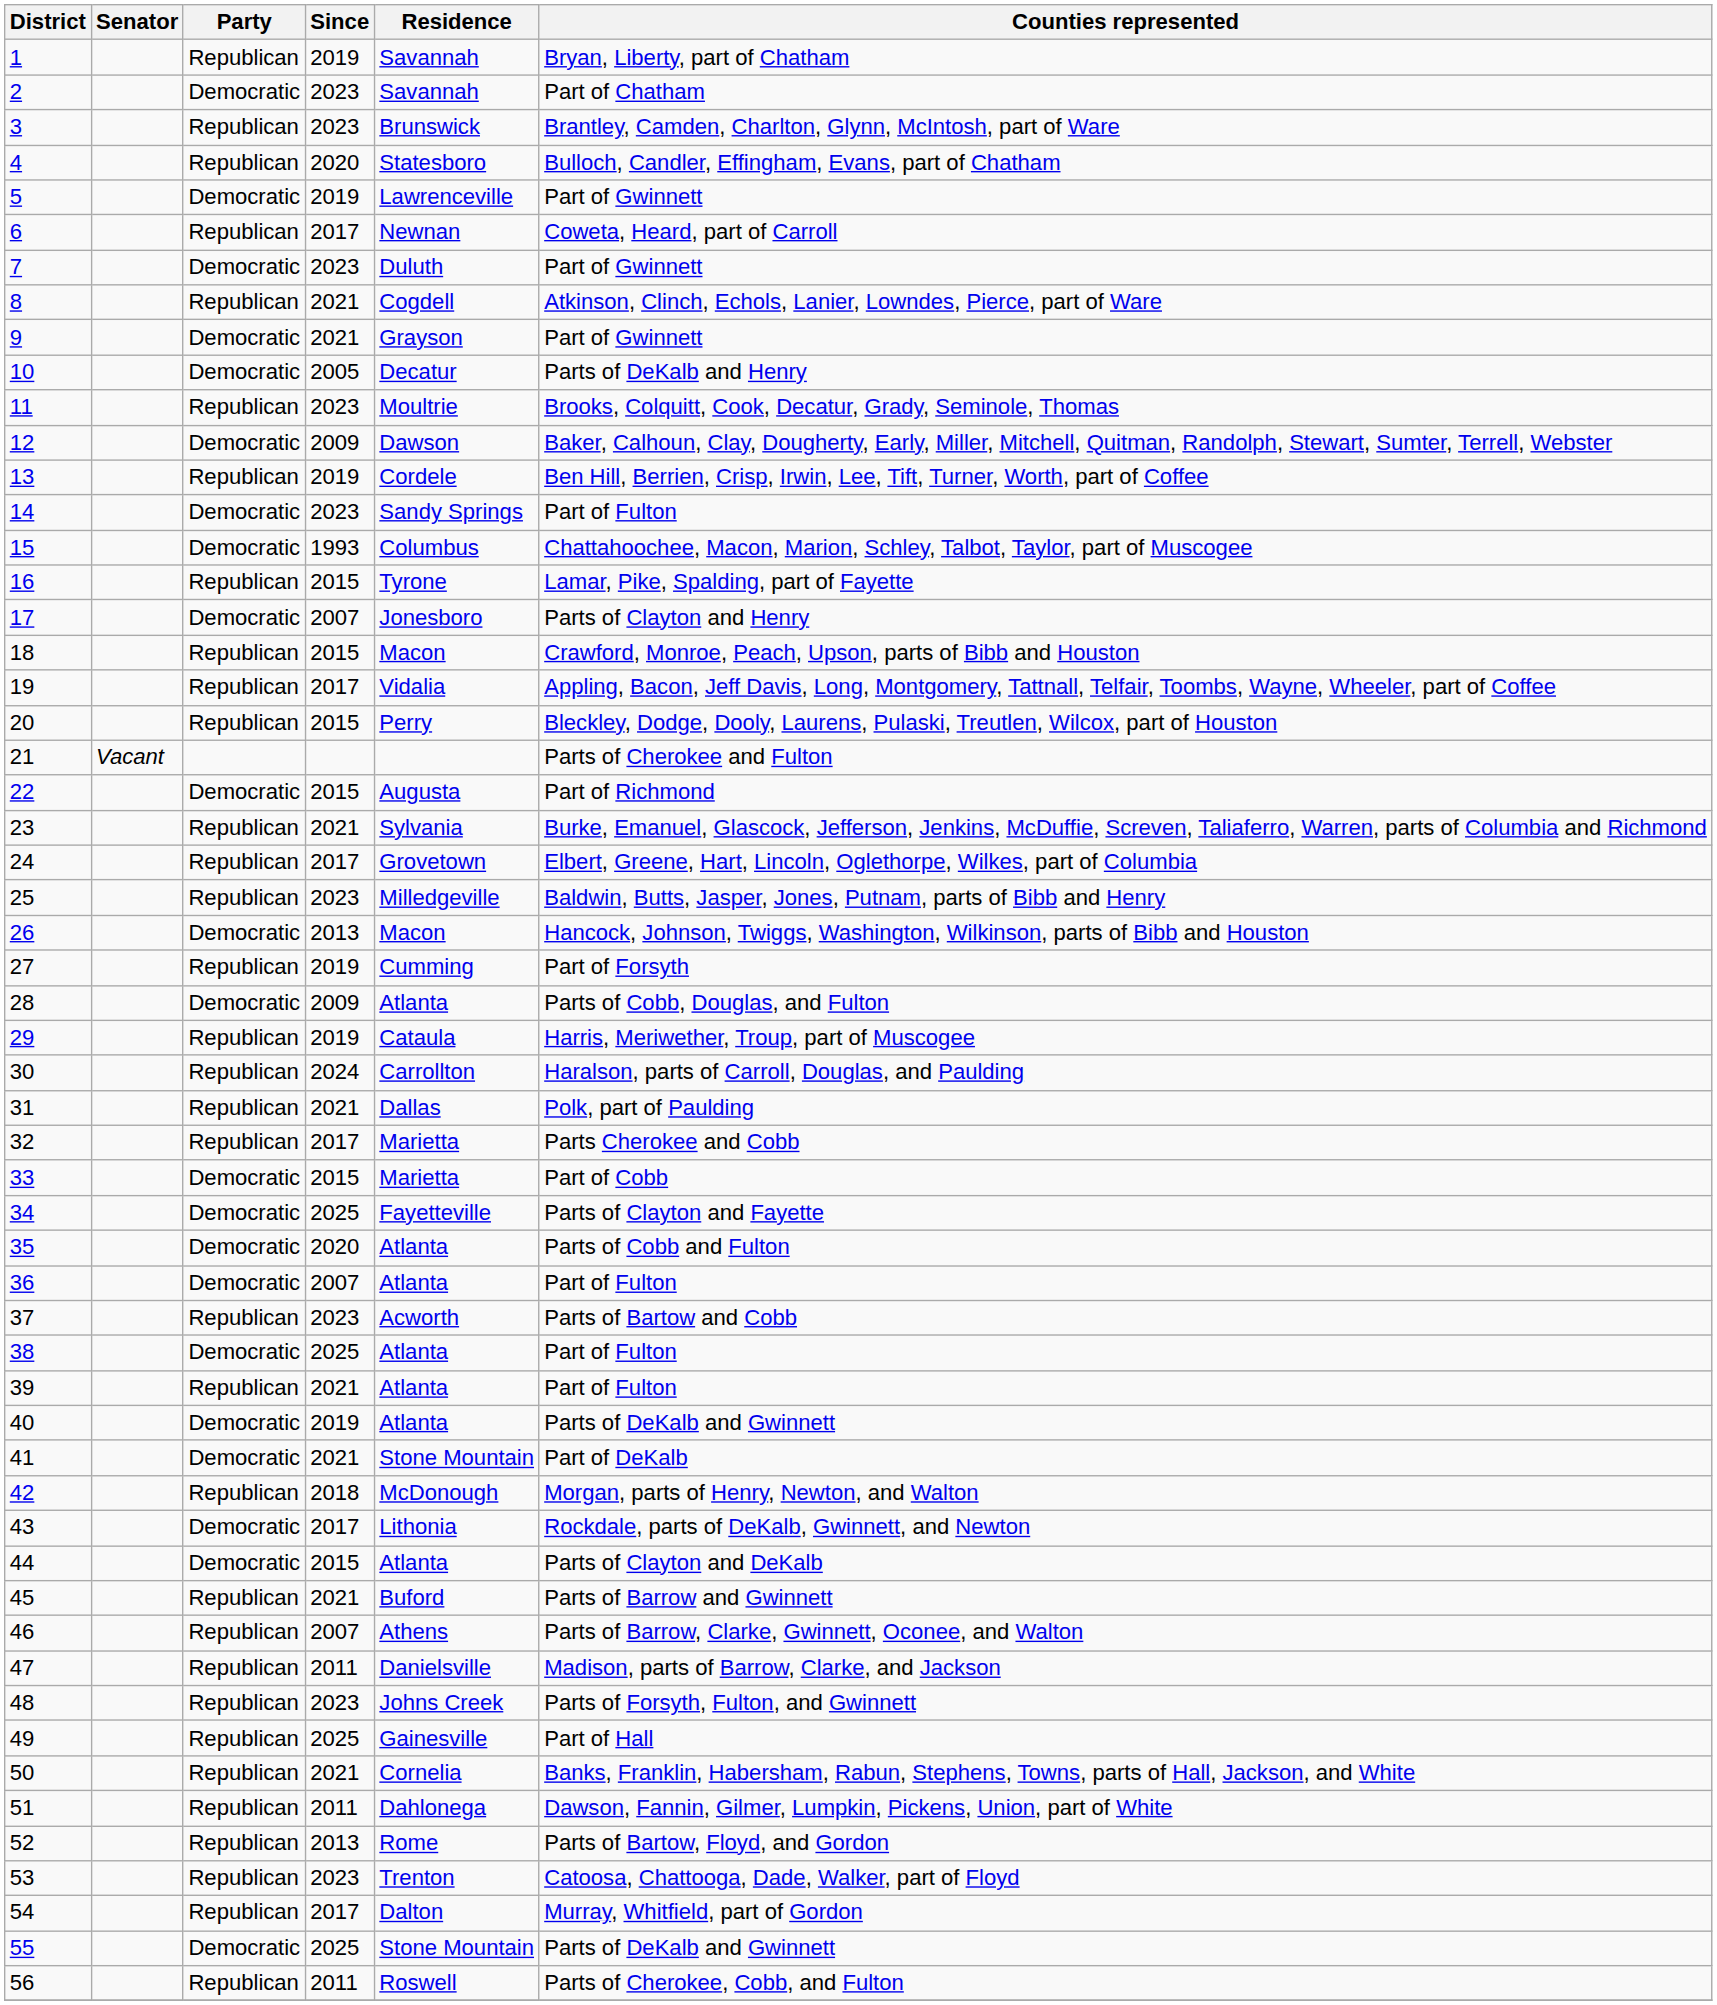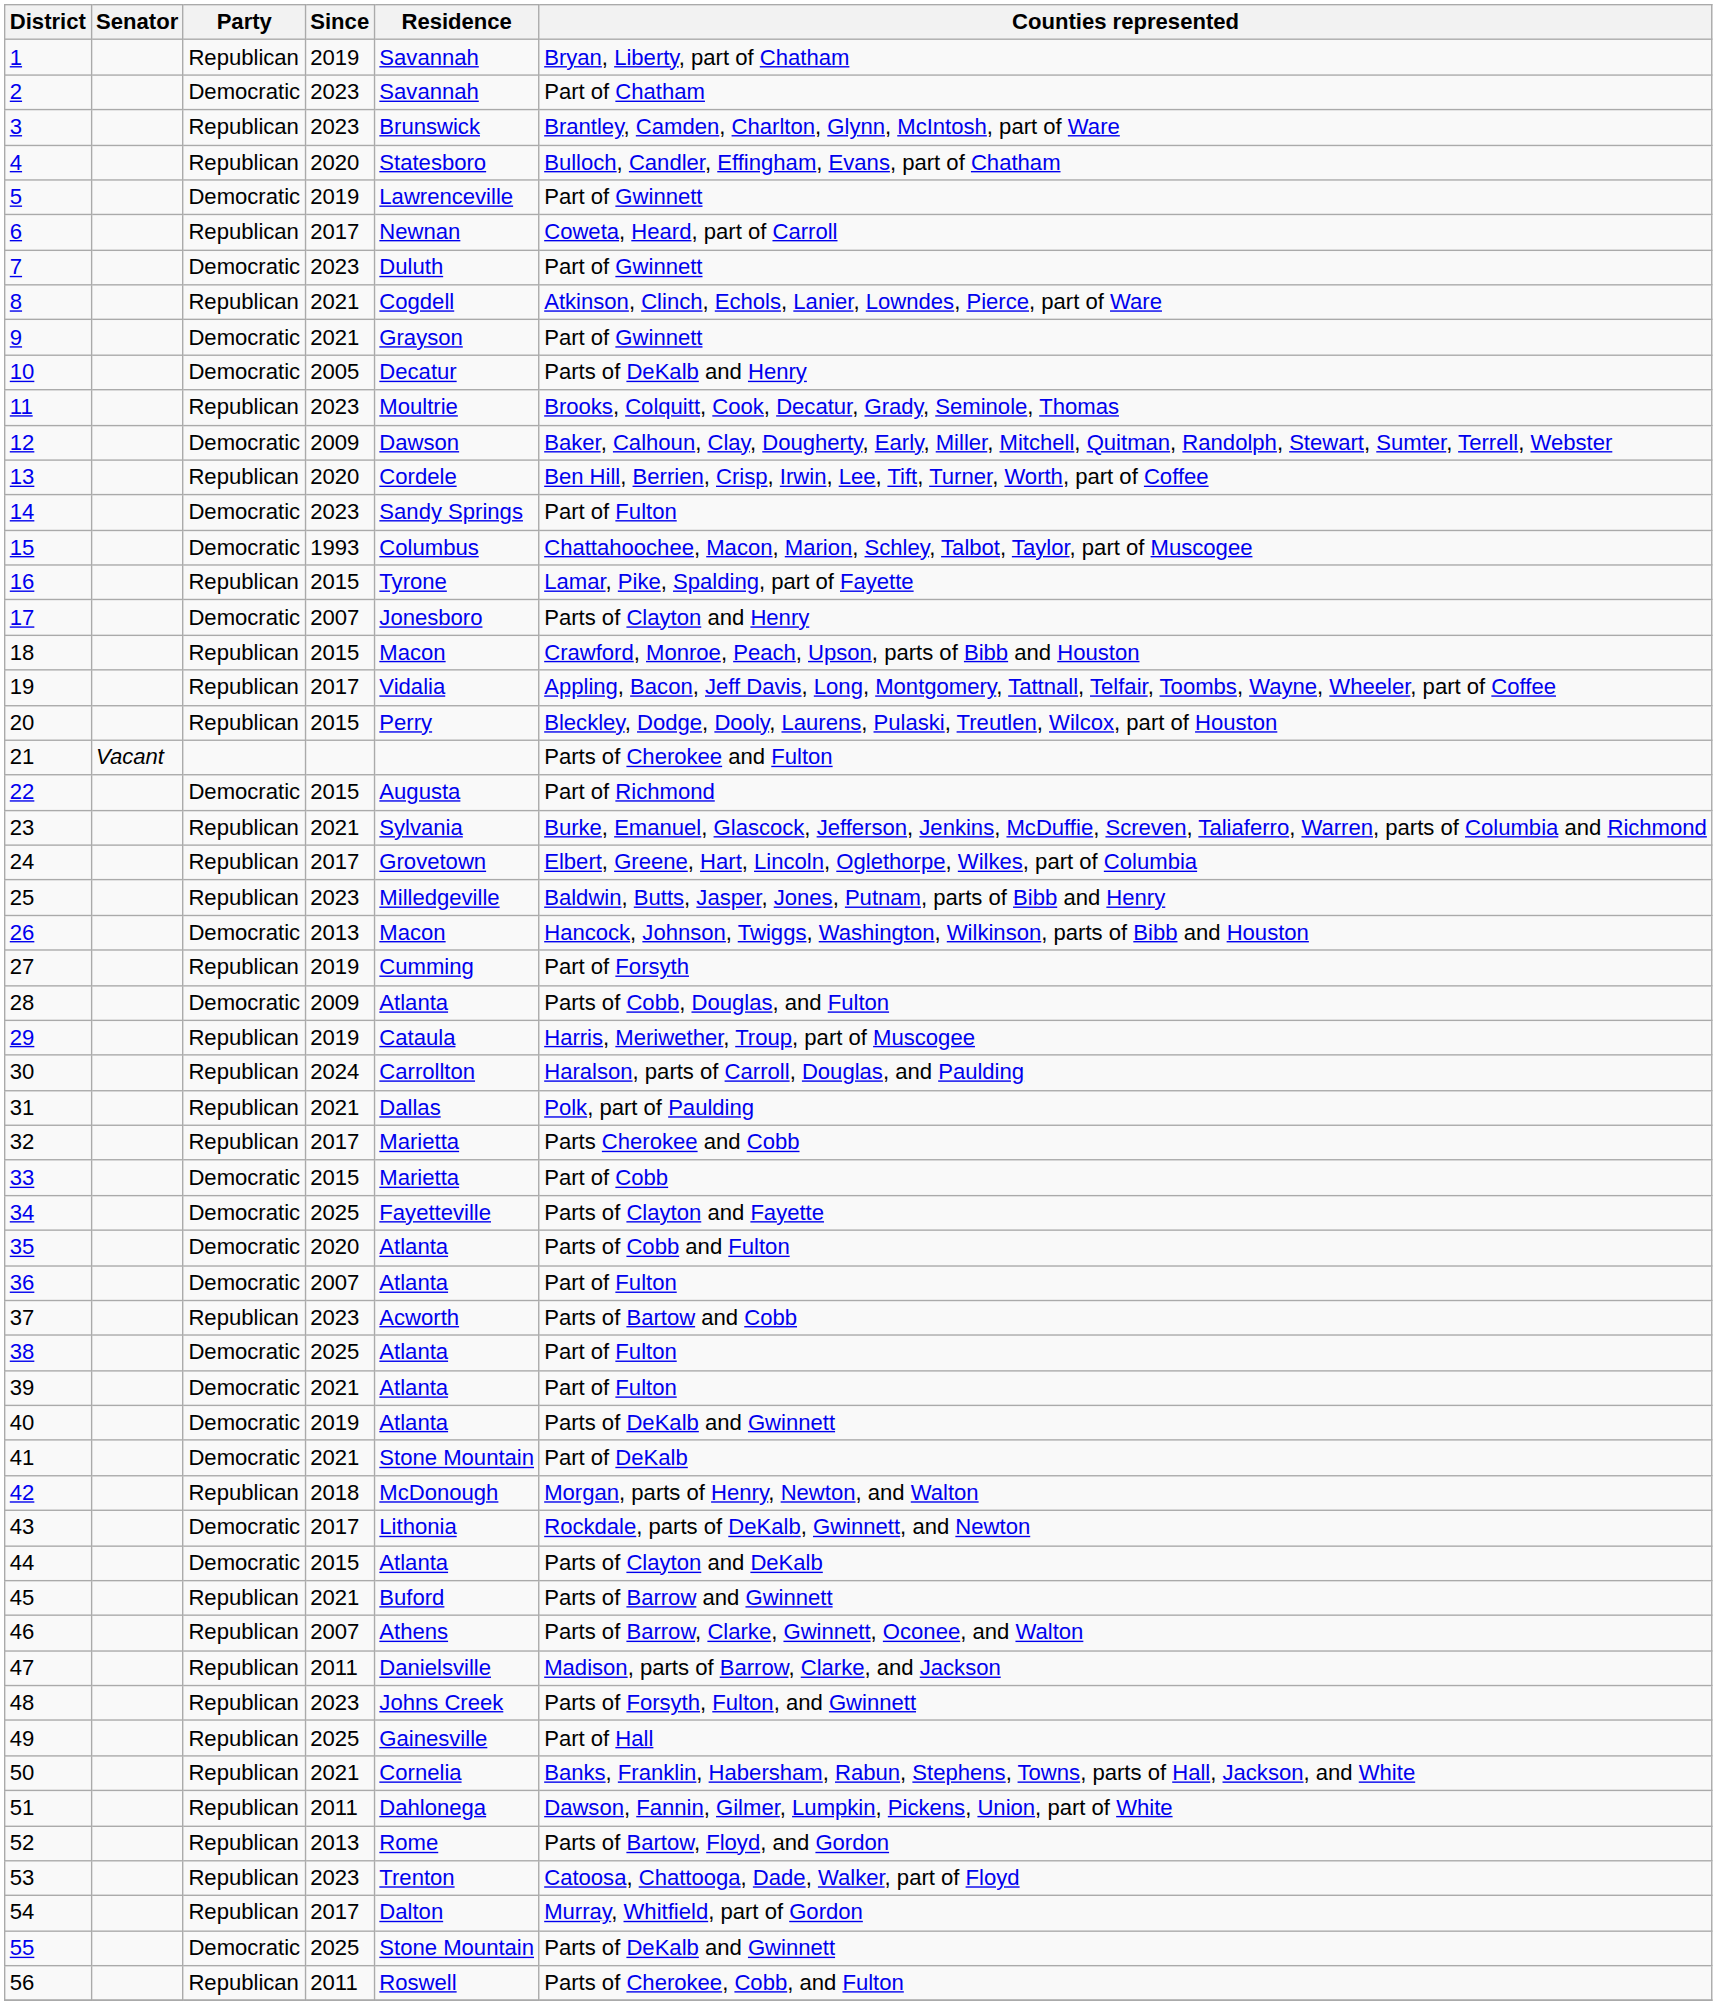(335, 477) 2019 -> (335, 477) 2020
(244, 1387) Republican -> (244, 1387) Democratic
